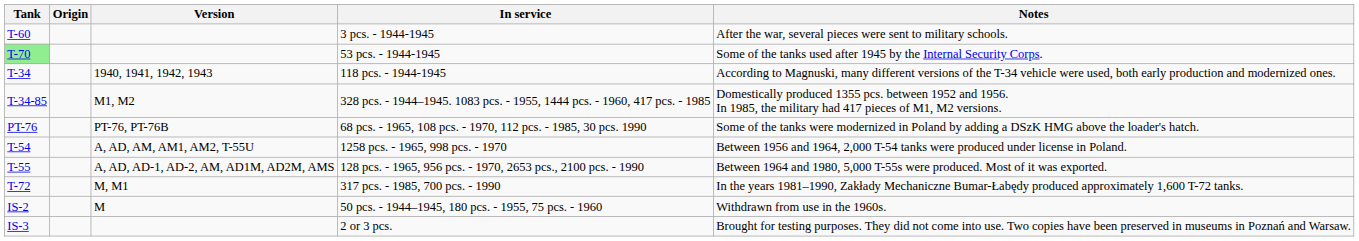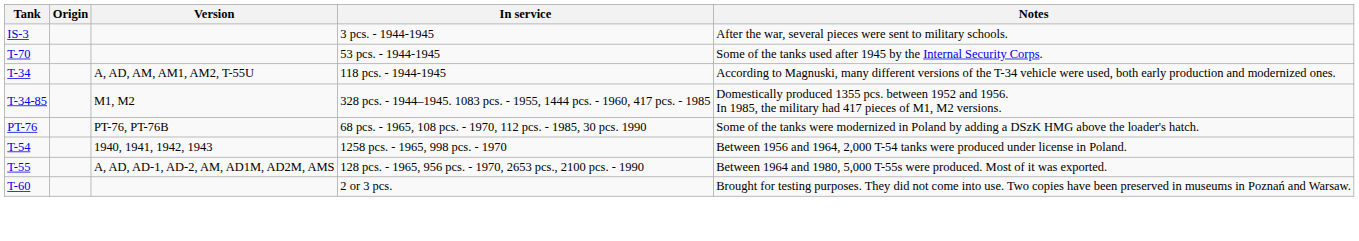(19, 34) T-60 -> (18, 34) IS-3
(19, 53) lightgreen background -> (19, 53) no background
(153, 73) 1940, 1941, 1942, 1943 -> (174, 73) A, AD, AM, AM1, AM2, T-55U
(174, 147) A, AD, AM, AM1, AM2, T-55U -> (153, 147) 1940, 1941, 1942, 1943
- row: (420, 186)
- row: (471, 206)
(18, 226) IS-3 -> (19, 186) T-60
